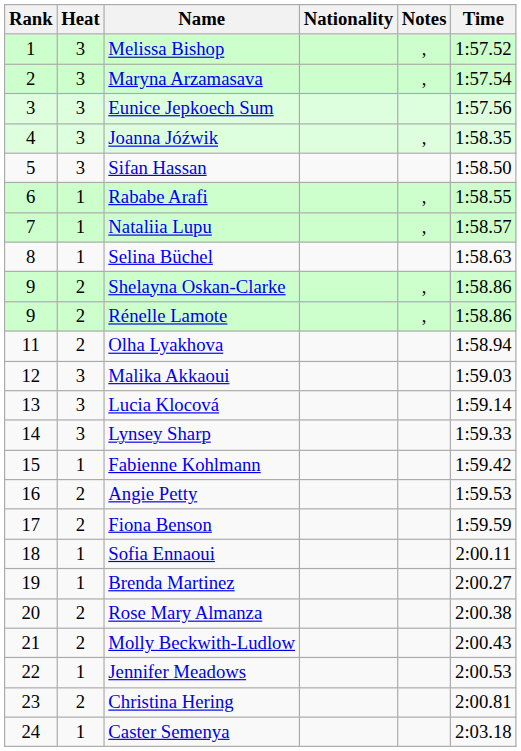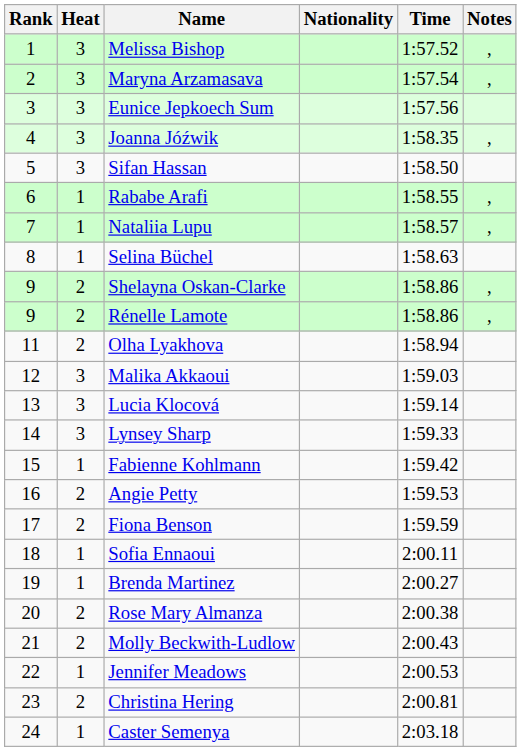columns swapped: (483, 19) <-> (424, 19)
